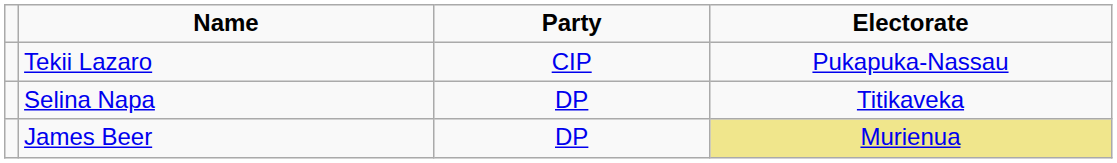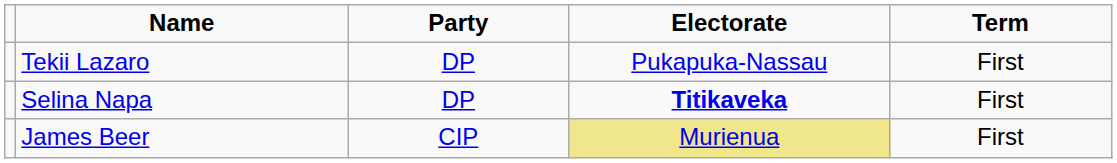+ column: (1000, 23)
(572, 61) CIP -> (458, 61) DP
(910, 99) normal -> (729, 99) bold
(572, 137) DP -> (458, 137) CIP
